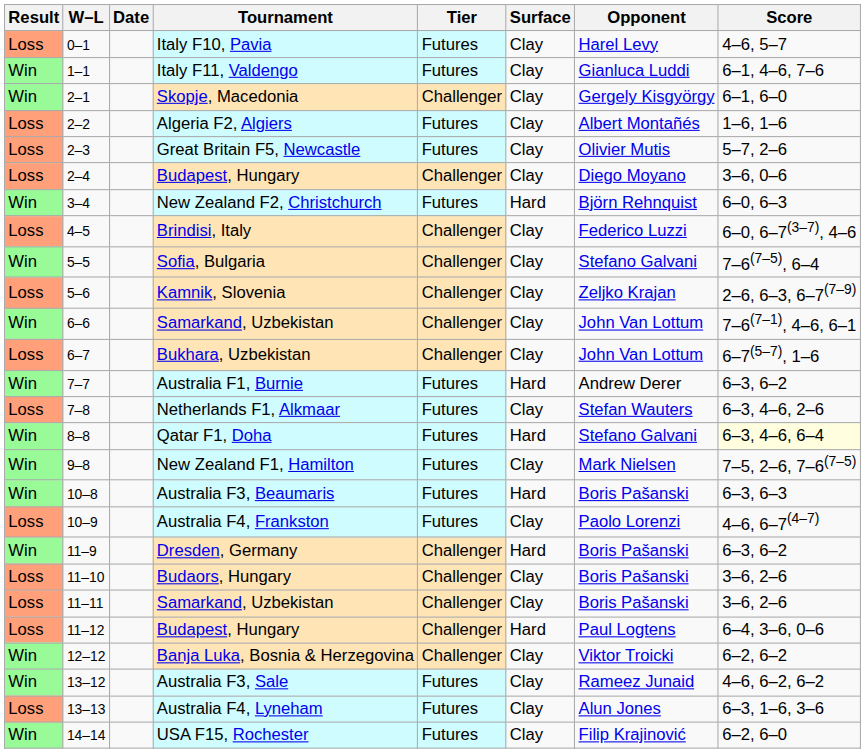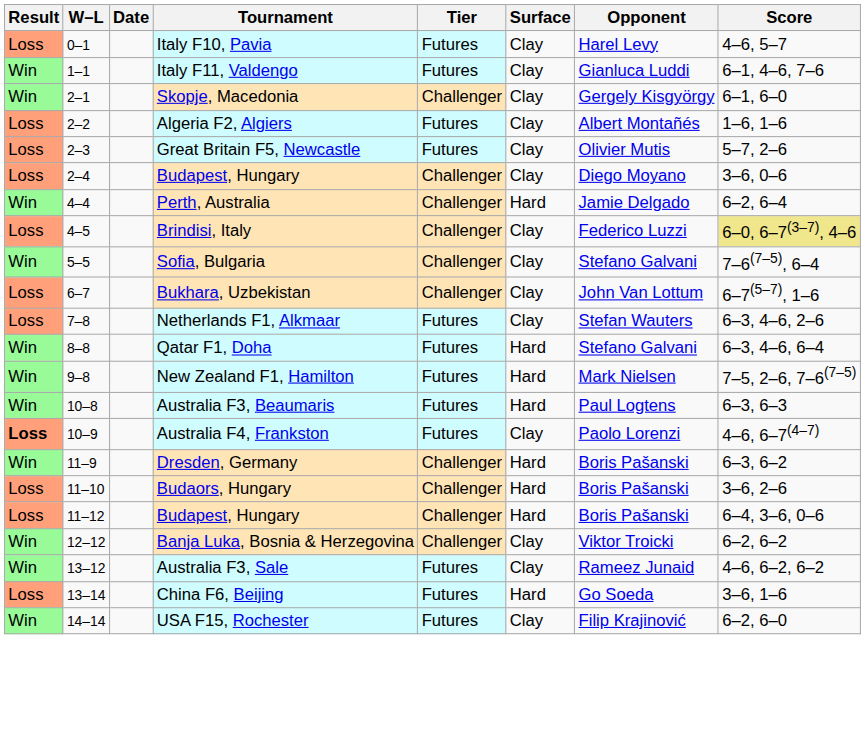- row: (78, 203)
+ row: (78, 203)
(789, 231) no background -> (789, 231) khaki background
- row: (78, 293)
- row: (78, 324)
- row: (78, 384)
(773, 436) lightyellow background -> (773, 347) no background
(526, 464) Clay -> (528, 376) Hard
(634, 493) Boris Pašanski -> (627, 405) Paul Logtens
(26, 521) normal -> (28, 433) bold
(526, 577) Clay -> (528, 488) Hard
- row: (85, 604)
(627, 629) Paul Logtens -> (634, 515) Boris Pašanski
- row: (86, 709)
+ row: (86, 595)
